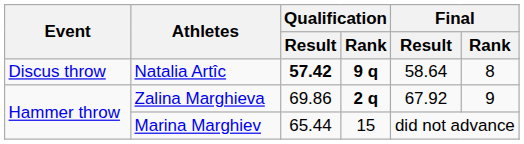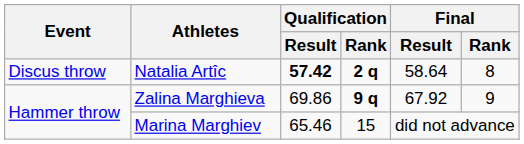(366, 72) 9 q -> (366, 72) 2 q
(366, 99) 2 q -> (366, 99) 9 q
(310, 126) 65.44 -> (310, 126) 65.46
